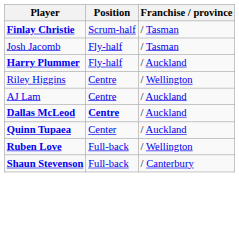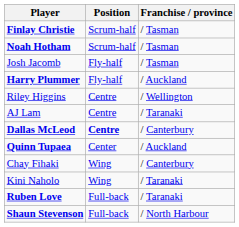+ row: (39, 46)
(164, 96) / Auckland -> (162, 113) / Taranaki
(164, 113) / Auckland -> (167, 130) / Canterbury
+ row: (33, 163)
+ row: (33, 180)
(167, 146) / Wellington -> (162, 197) / Taranaki
(167, 163) / Canterbury -> (175, 213) / North Harbour
